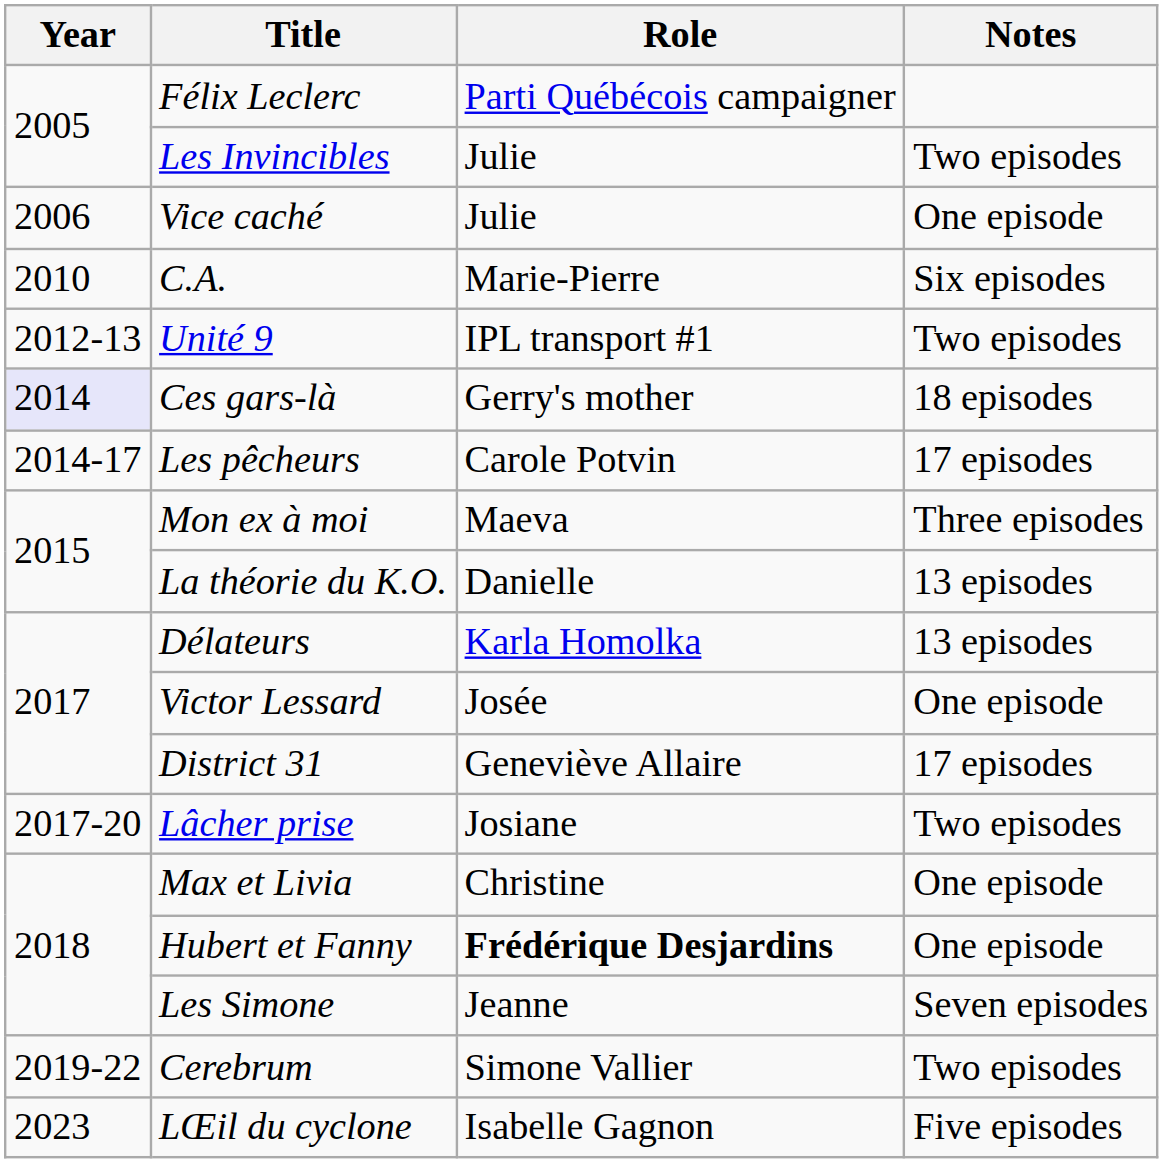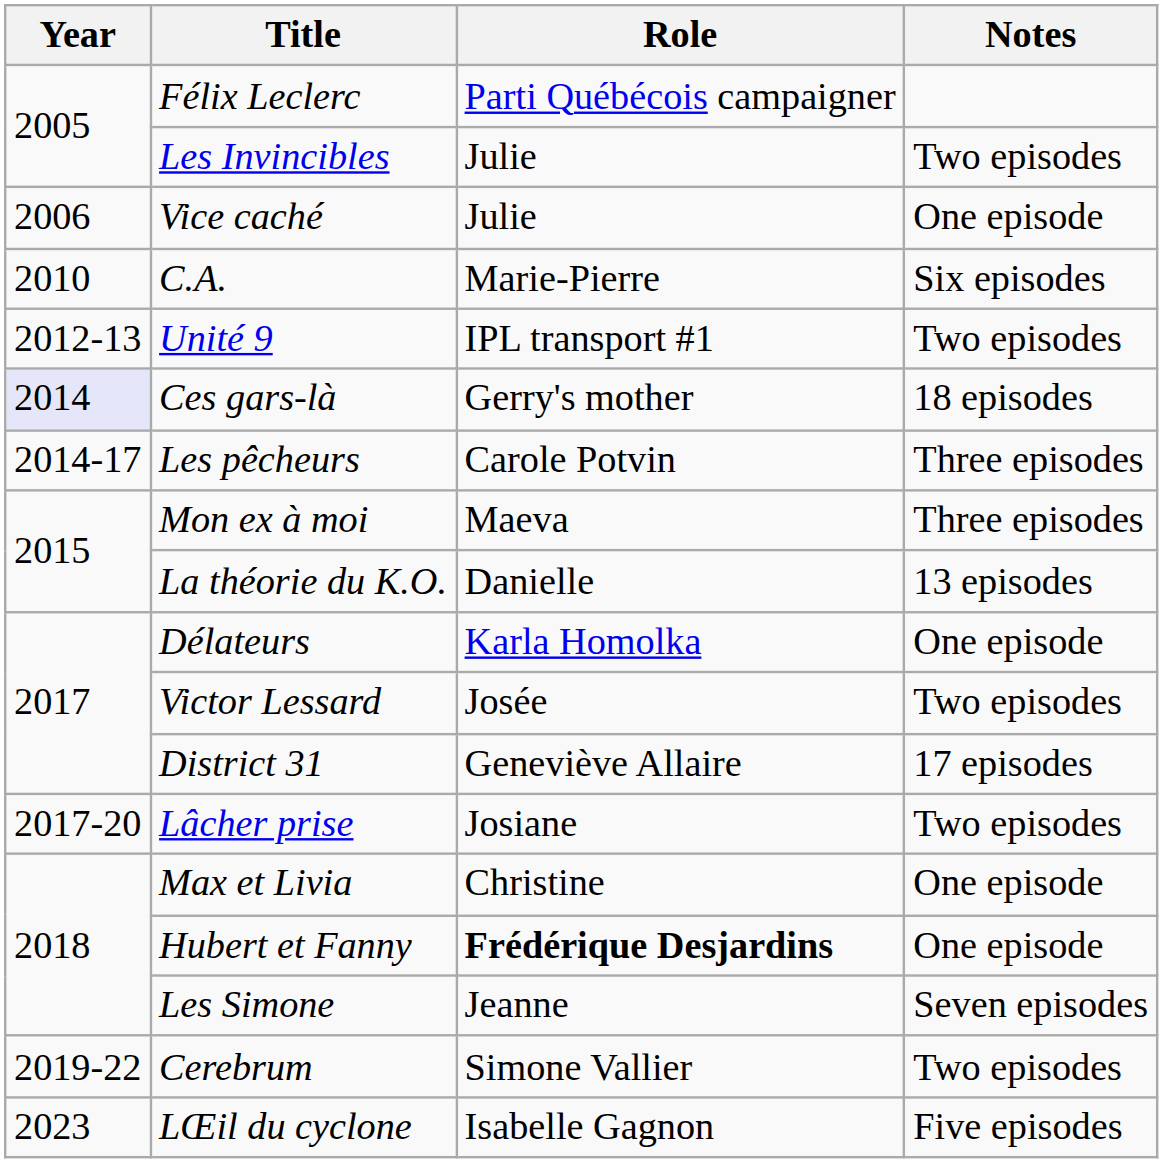(1003, 459) 17 episodes -> (1029, 459) Three episodes
(1003, 641) 13 episodes -> (1008, 641) One episode
(1008, 701) One episode -> (1018, 701) Two episodes
